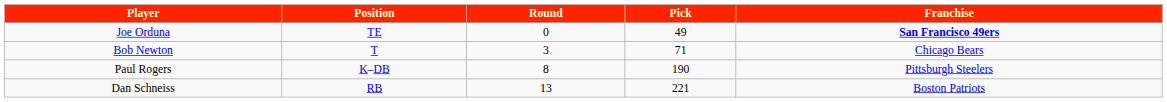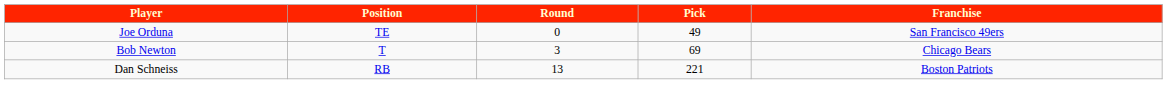(949, 32) bold -> (957, 32) normal
(681, 50) 71 -> (695, 50) 69
- row: (143, 69)
